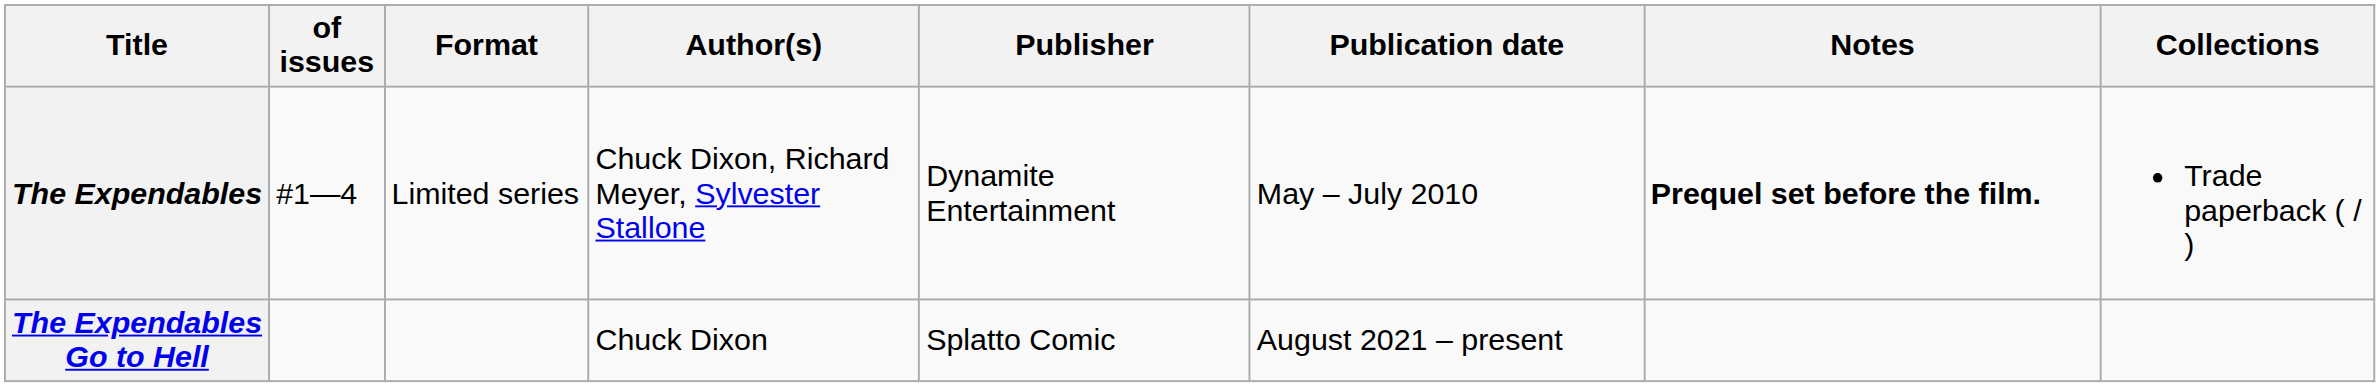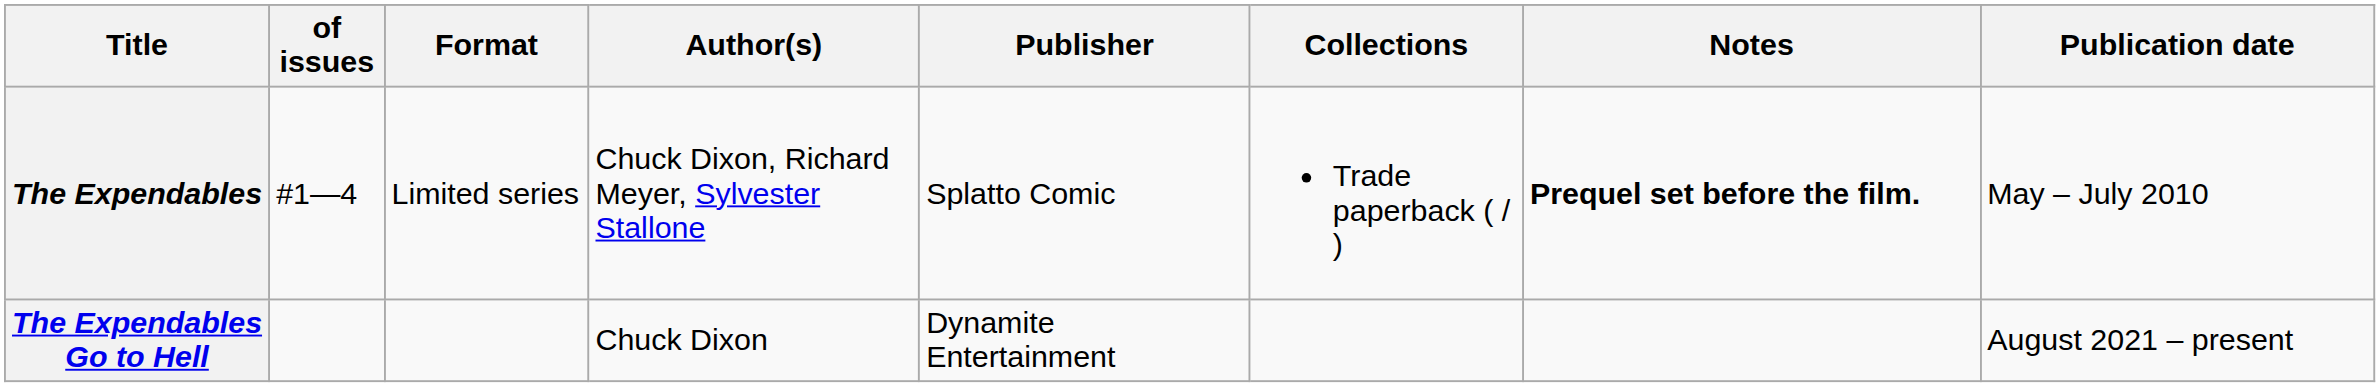columns swapped: (1447, 45) <-> (2238, 45)
(1021, 192) Dynamite Entertainment -> (1021, 192) Splatto Comic
(1021, 339) Splatto Comic -> (1021, 339) Dynamite Entertainment
